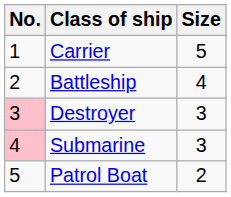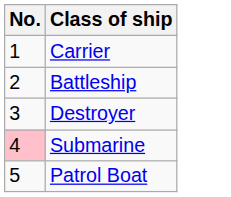- column: (201, 20)
(15, 113) pink background -> (15, 113) no background
